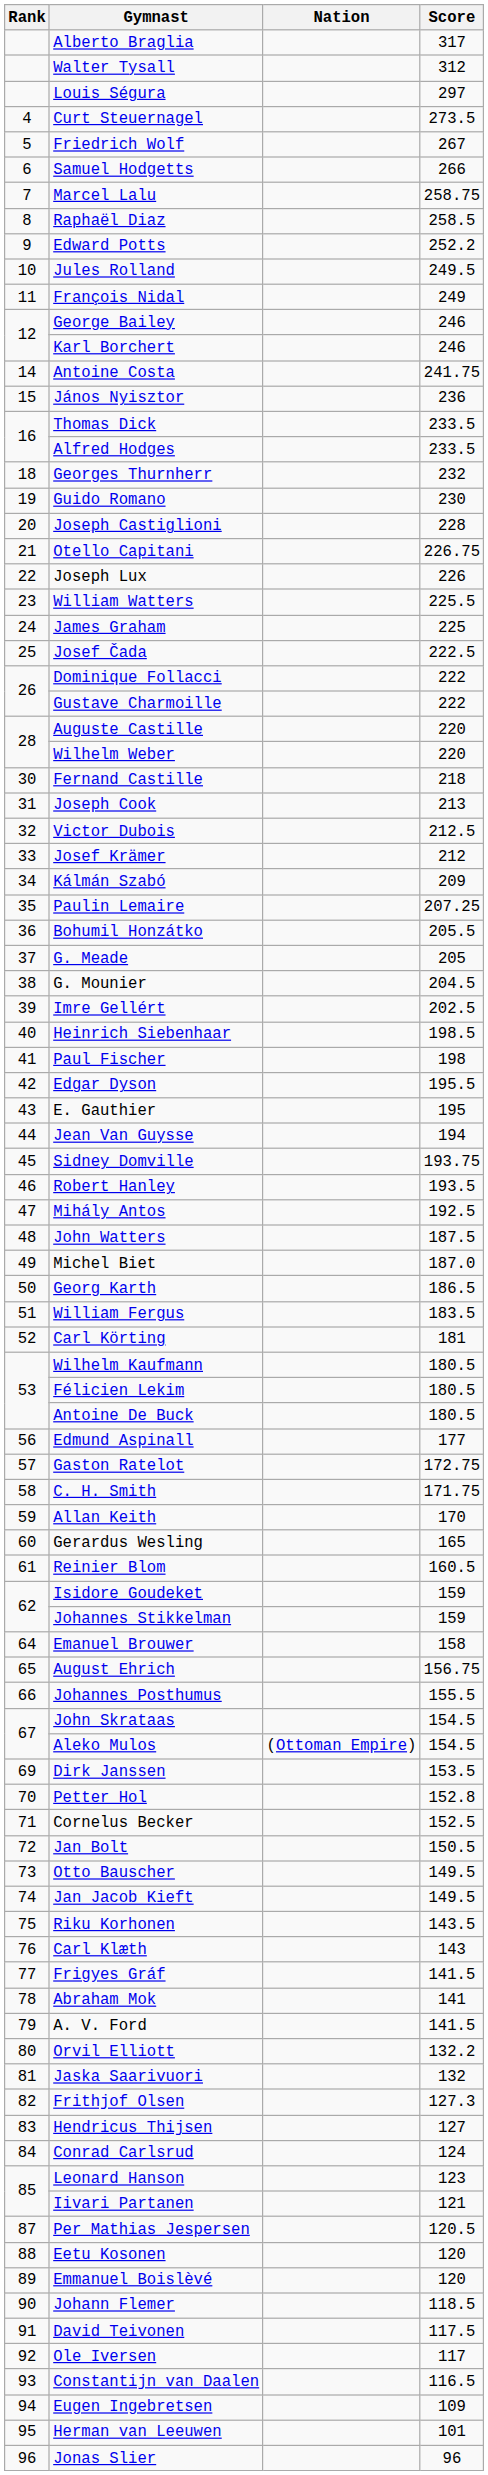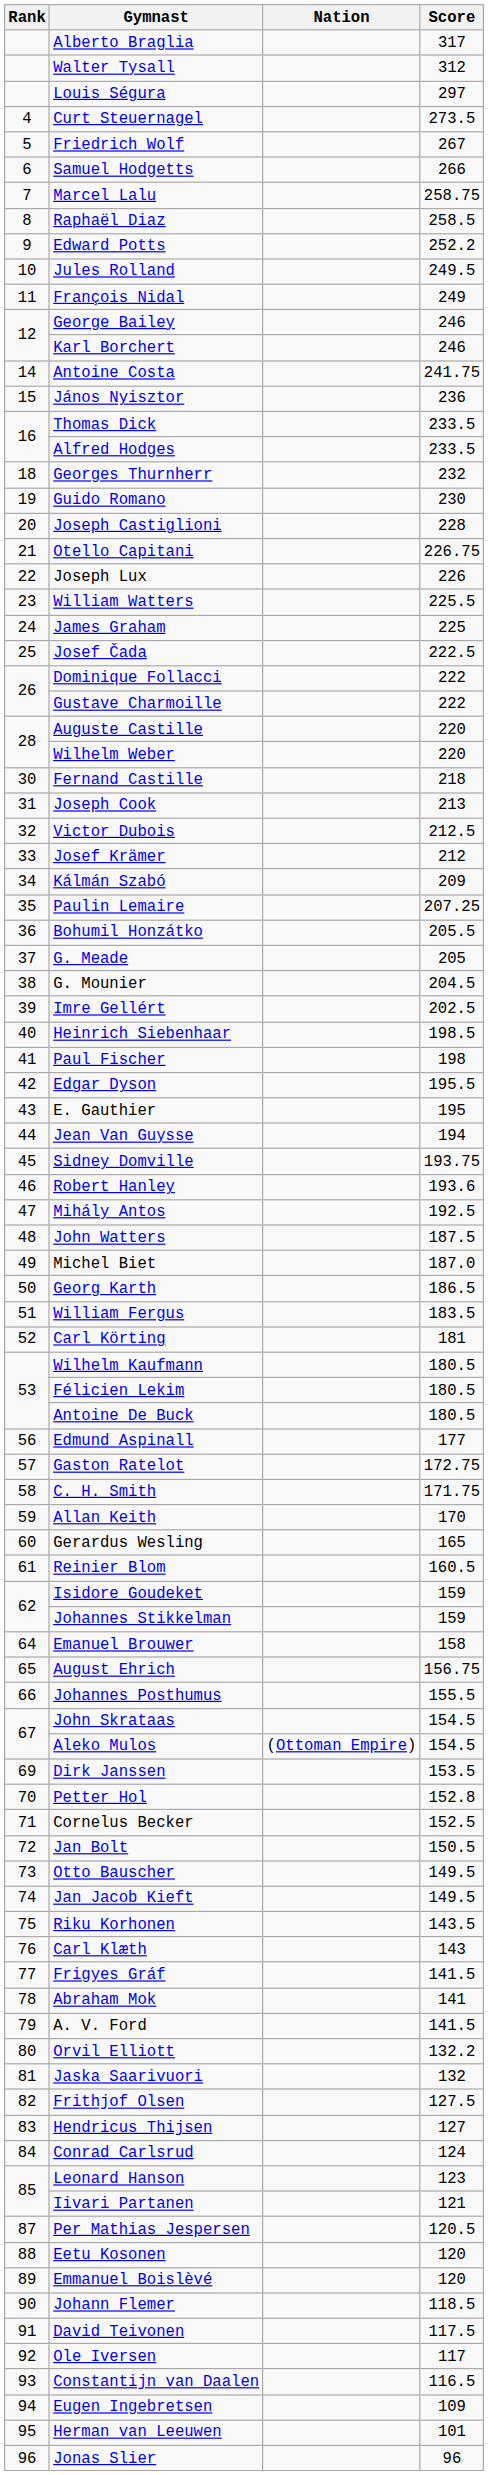(452, 1187) 193.5 -> (452, 1187) 193.6
(452, 2102) 127.3 -> (452, 2102) 127.5
